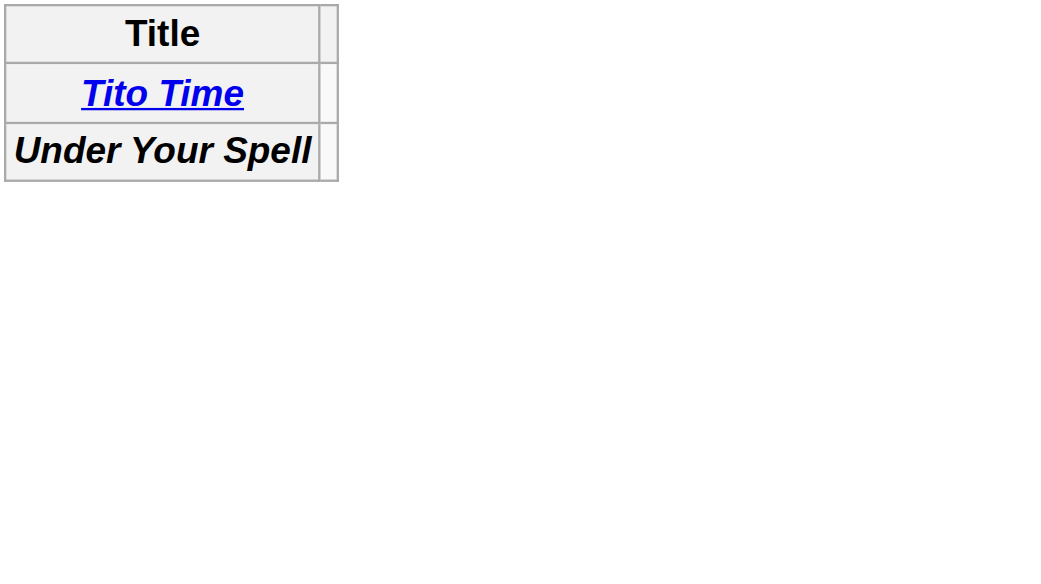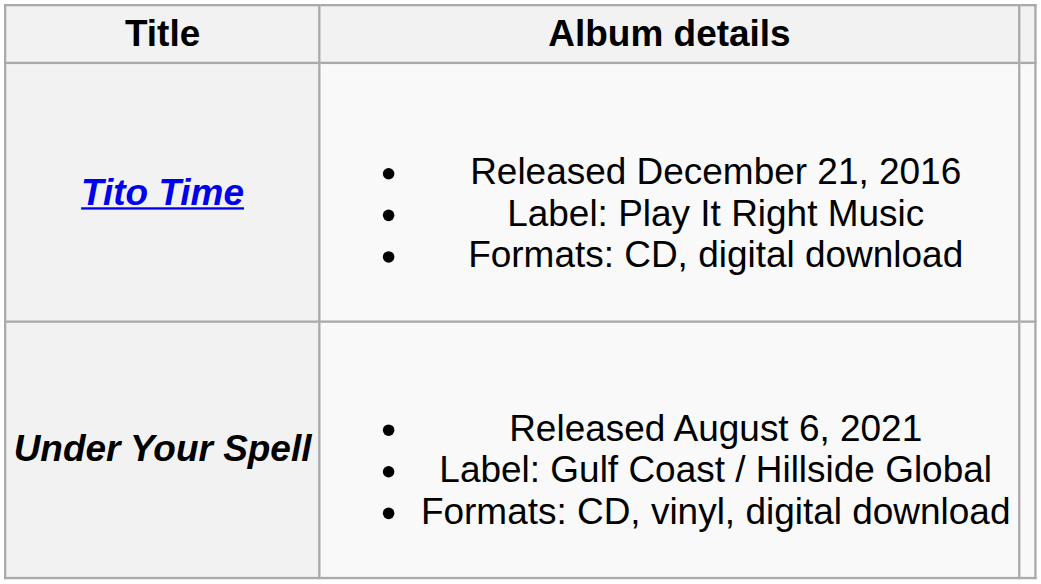+ column: (669, 33)
